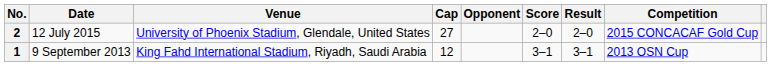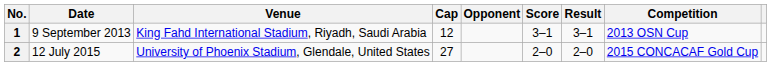rows swapped: (17, 52) <-> (17, 33)
